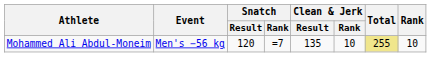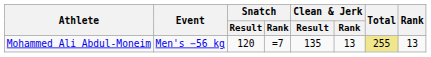(350, 43) 10 -> (350, 43) 13
(412, 43) 10 -> (412, 43) 13
